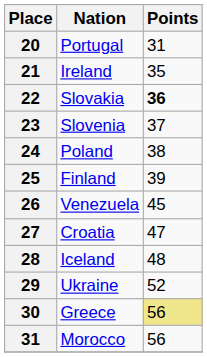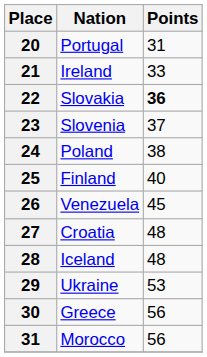(156, 72) 35 -> (156, 72) 33
(156, 178) 39 -> (156, 178) 40
(156, 232) 47 -> (156, 232) 48
(156, 285) 52 -> (156, 285) 53
(156, 312) khaki background -> (156, 312) no background
